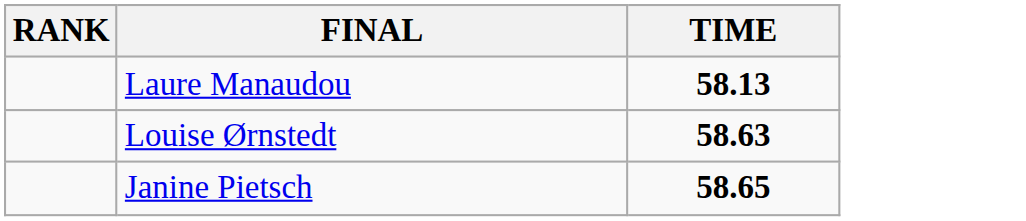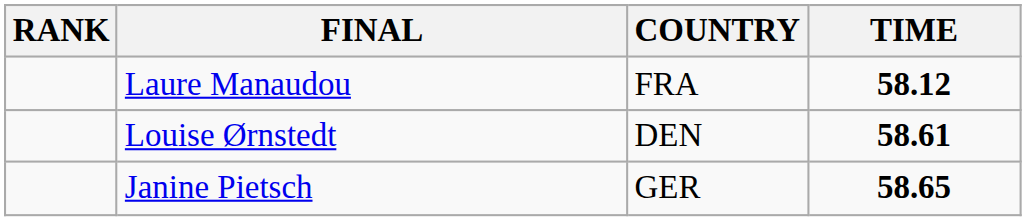+ column: (717, 30)
(733, 82) 58.13 -> (914, 82) 58.12
(733, 135) 58.63 -> (914, 135) 58.61
